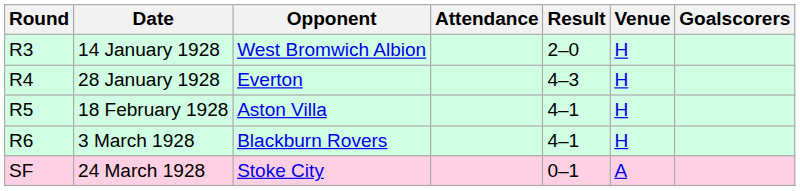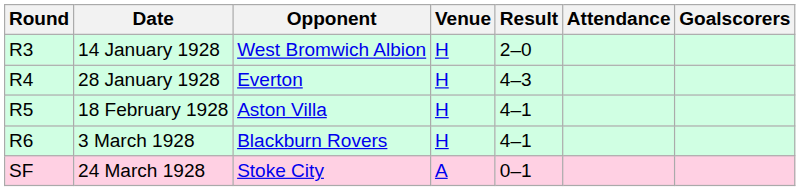columns swapped: (642, 19) <-> (487, 19)
